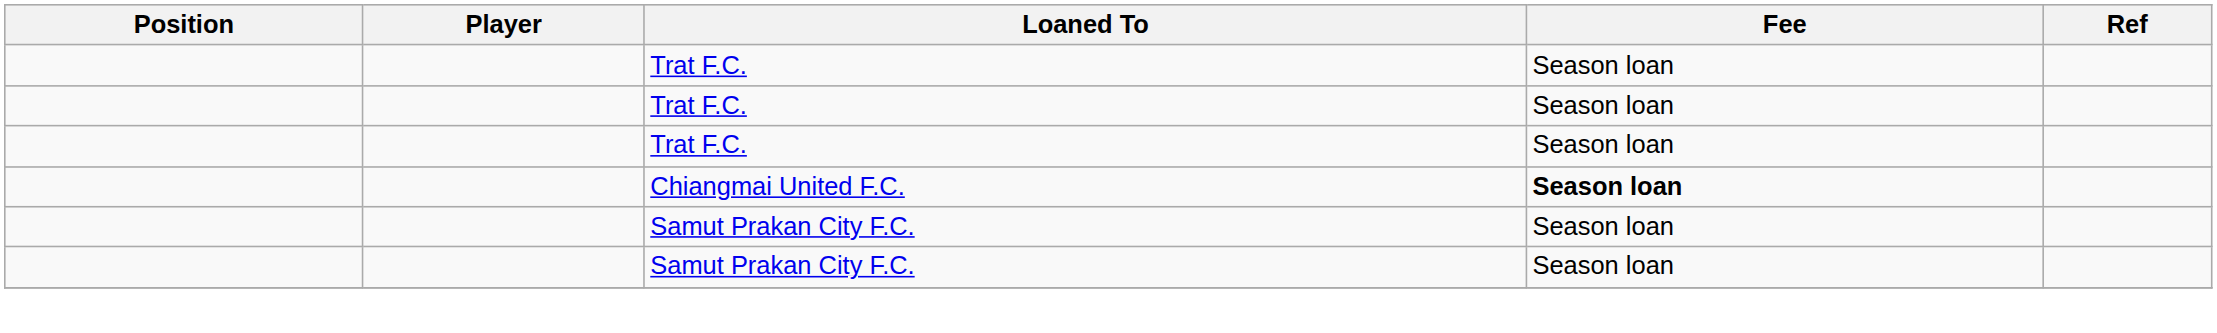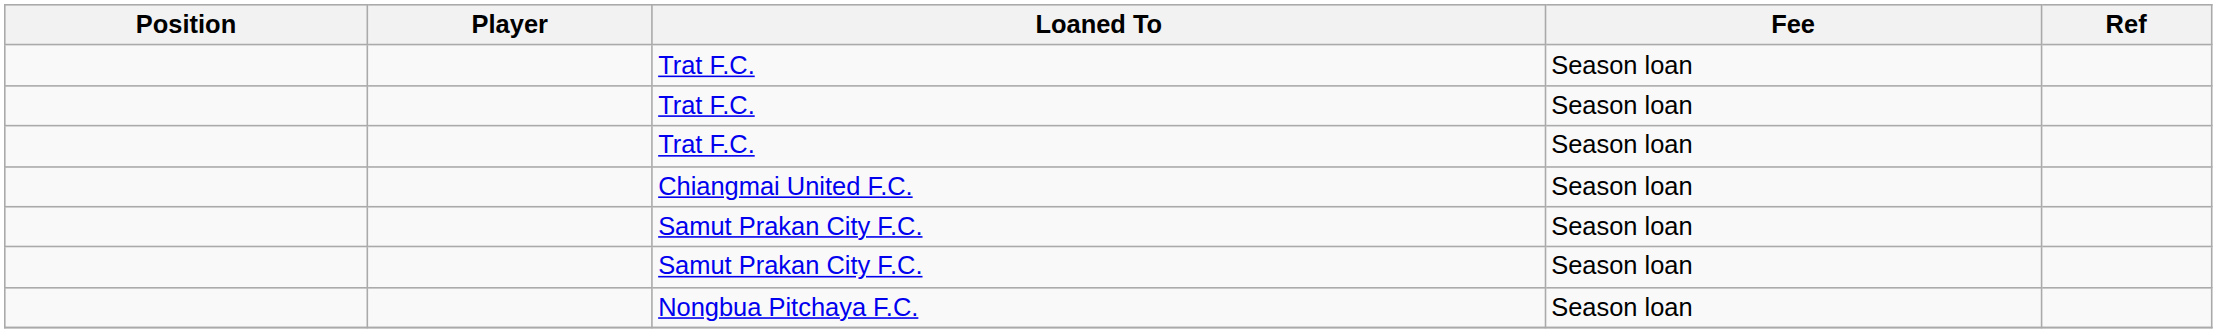(1607, 186) bold -> (1622, 186) normal
+ row: (186, 307)
